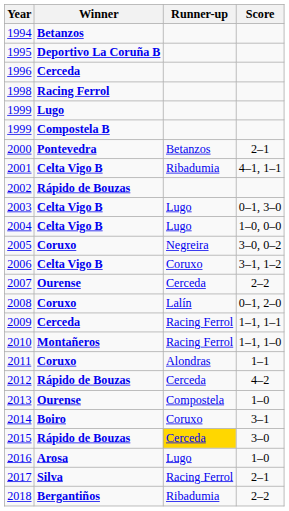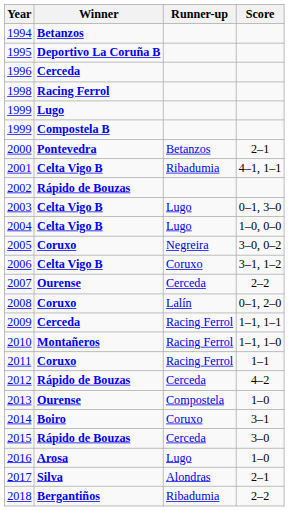(188, 361) Alondras -> (200, 361) Racing Ferrol
(186, 438) gold background -> (186, 438) no background
(200, 476) Racing Ferrol -> (188, 476) Alondras
